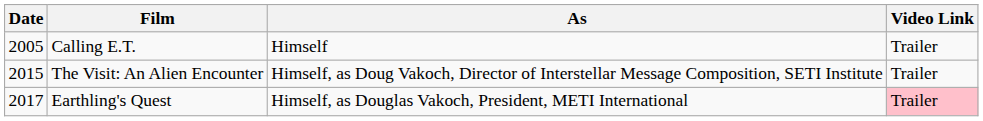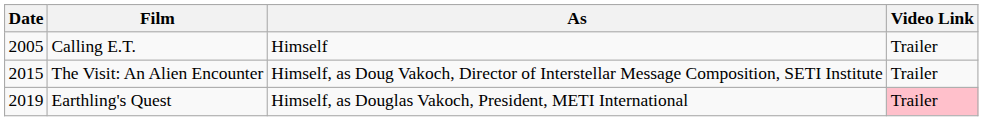(26, 101) 2017 -> (26, 101) 2019
